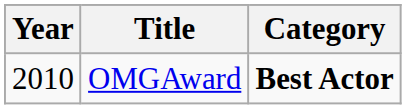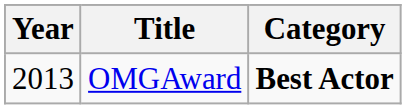(43, 77) 2010 -> (43, 77) 2013
